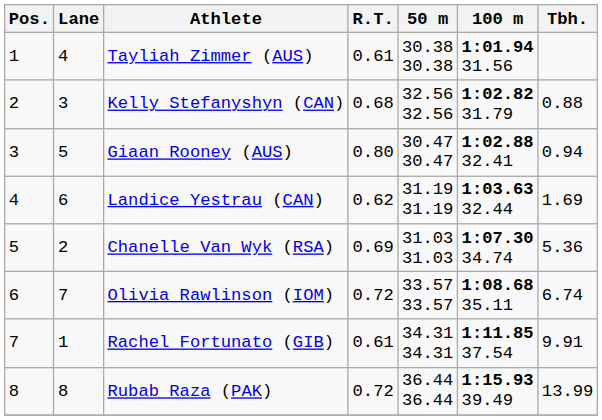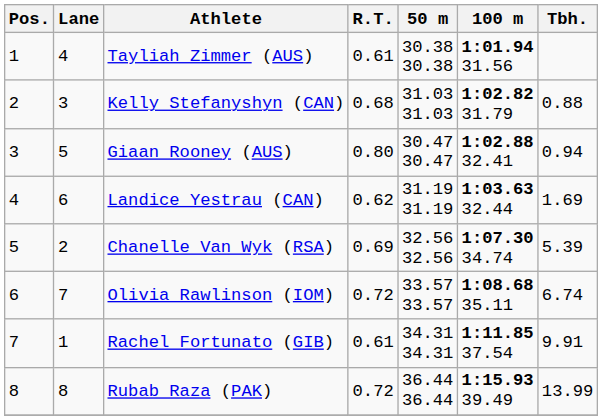(428, 104) 32.56 32.56 -> (428, 104) 31.03 31.03
(428, 248) 31.03 31.03 -> (428, 248) 32.56 32.56
(562, 248) 5.36 -> (562, 248) 5.39
